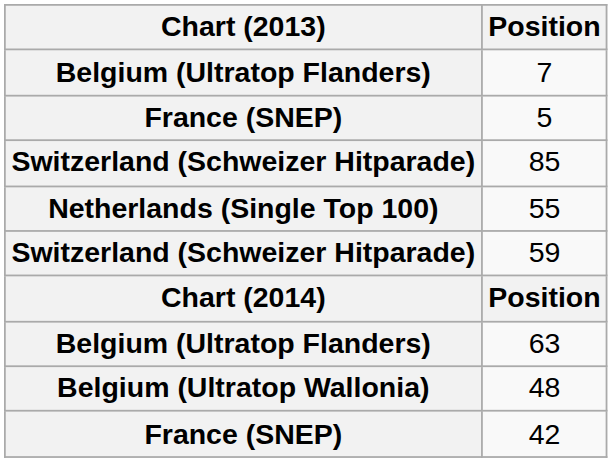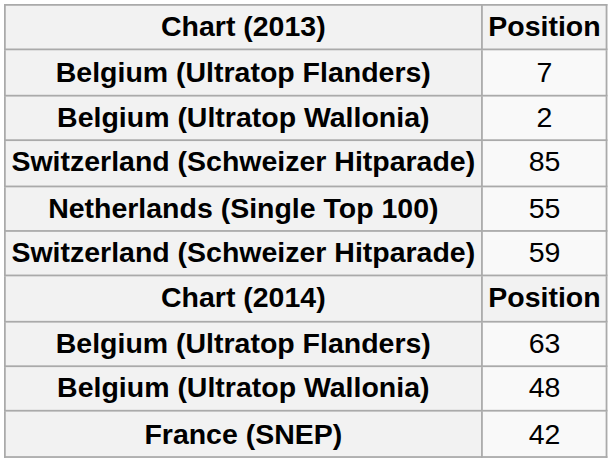+ row: (544, 117)
- row: (544, 117)
